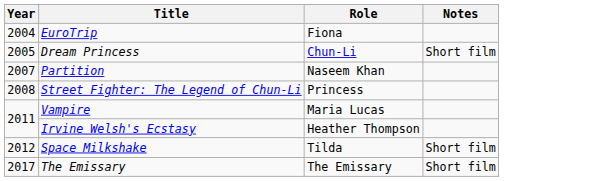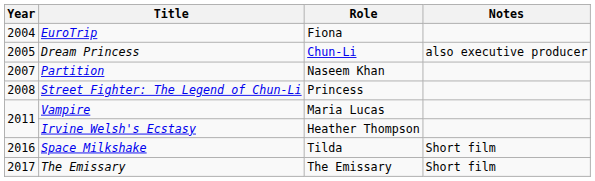(461, 52) Short film -> (506, 52) also executive producer
(21, 147) 2012 -> (21, 147) 2016
